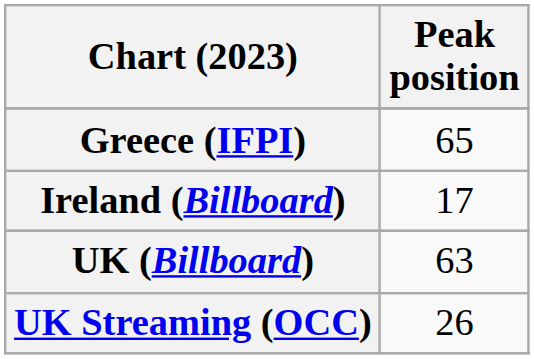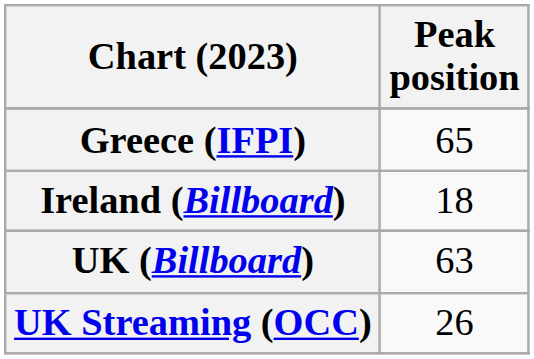(455, 199) 17 -> (455, 199) 18
